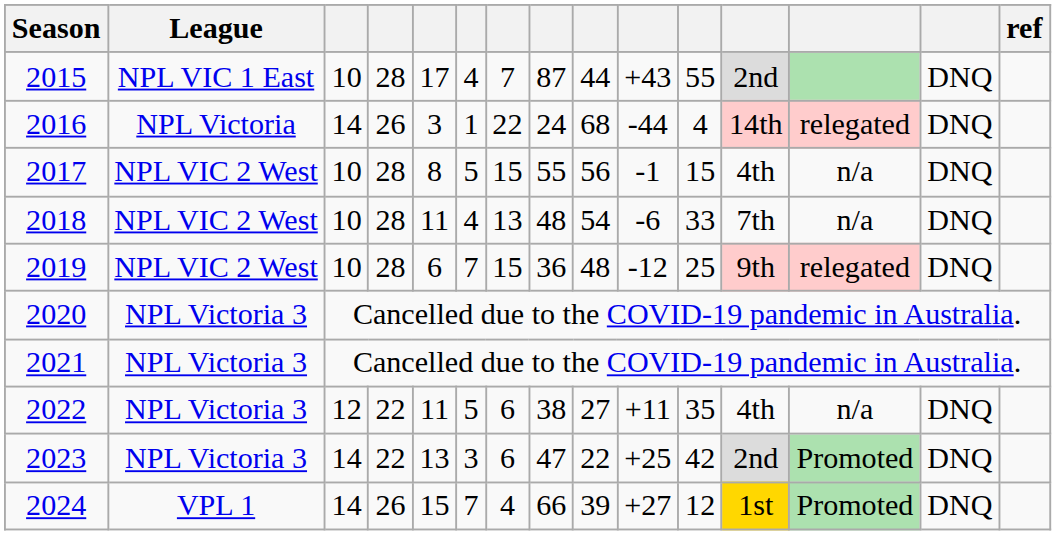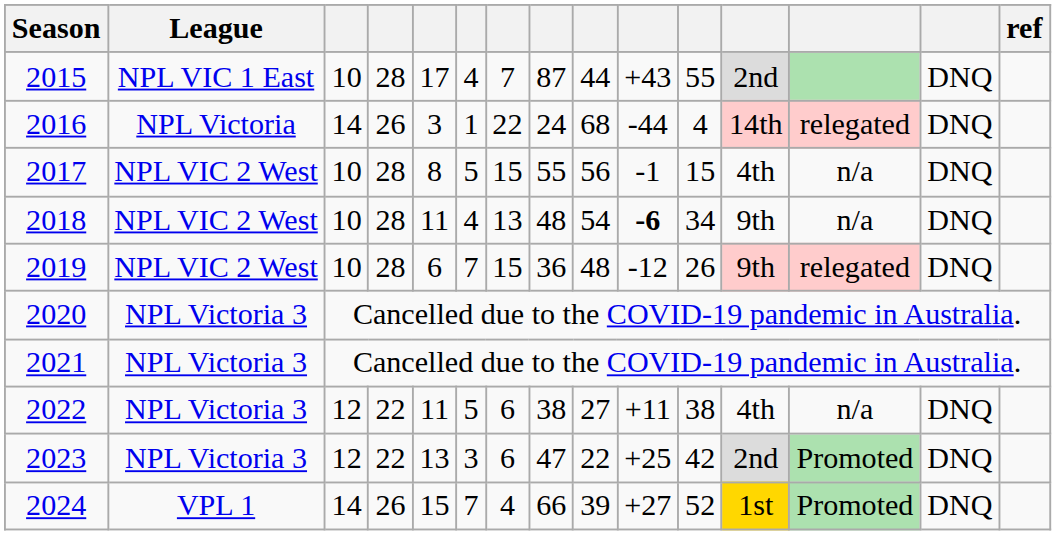(648, 219) normal -> (648, 219) bold
(700, 219) 33 -> (700, 219) 34
(756, 219) 7th -> (756, 219) 9th
(700, 266) 25 -> (700, 266) 26
(700, 409) 35 -> (700, 409) 38
(347, 457) 14 -> (347, 457) 12
(700, 505) 12 -> (700, 505) 52
